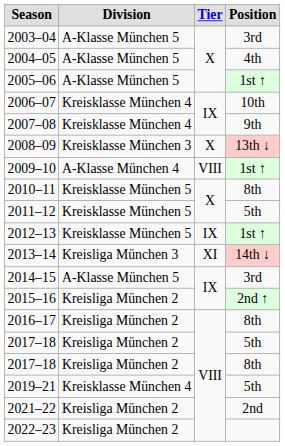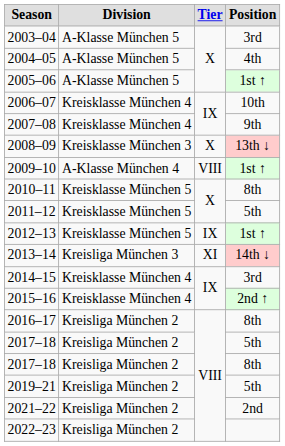(121, 277) A-Klasse München 5 -> (127, 277) Kreisklasse München 4
(120, 299) Kreisliga München 2 -> (127, 299) Kreisklasse München 4
(127, 386) Kreisklasse München 4 -> (120, 386) Kreisliga München 2
